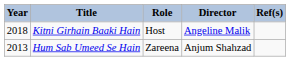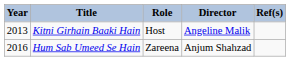(17, 30) 2018 -> (17, 30) 2013
(17, 48) 2013 -> (17, 48) 2016
